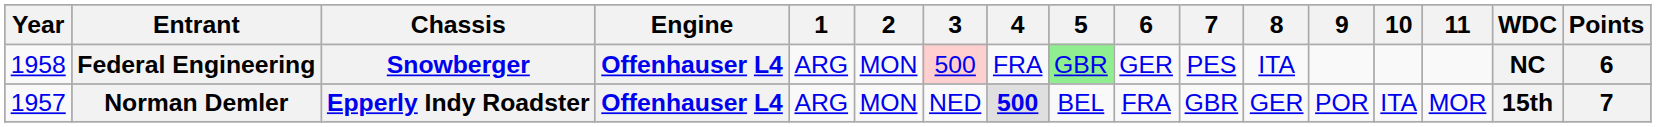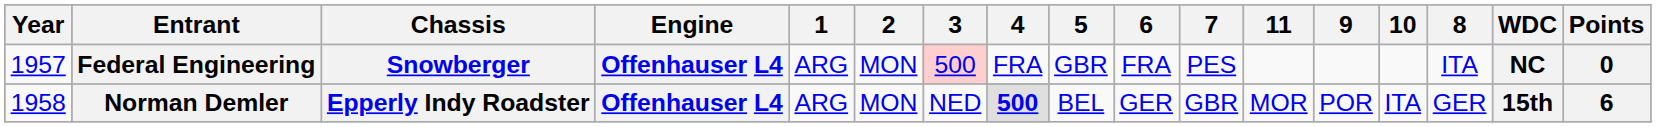columns swapped: (1277, 25) <-> (1458, 25)
(38, 64) 1958 -> (38, 64) 1957
(1081, 64) lightgreen background -> (1081, 64) no background
(1146, 64) GER -> (1146, 64) FRA
(1607, 64) 6 -> (1607, 64) 0
(38, 103) 1957 -> (38, 103) 1958
(1146, 103) FRA -> (1146, 103) GER
(1607, 103) 7 -> (1607, 103) 6
